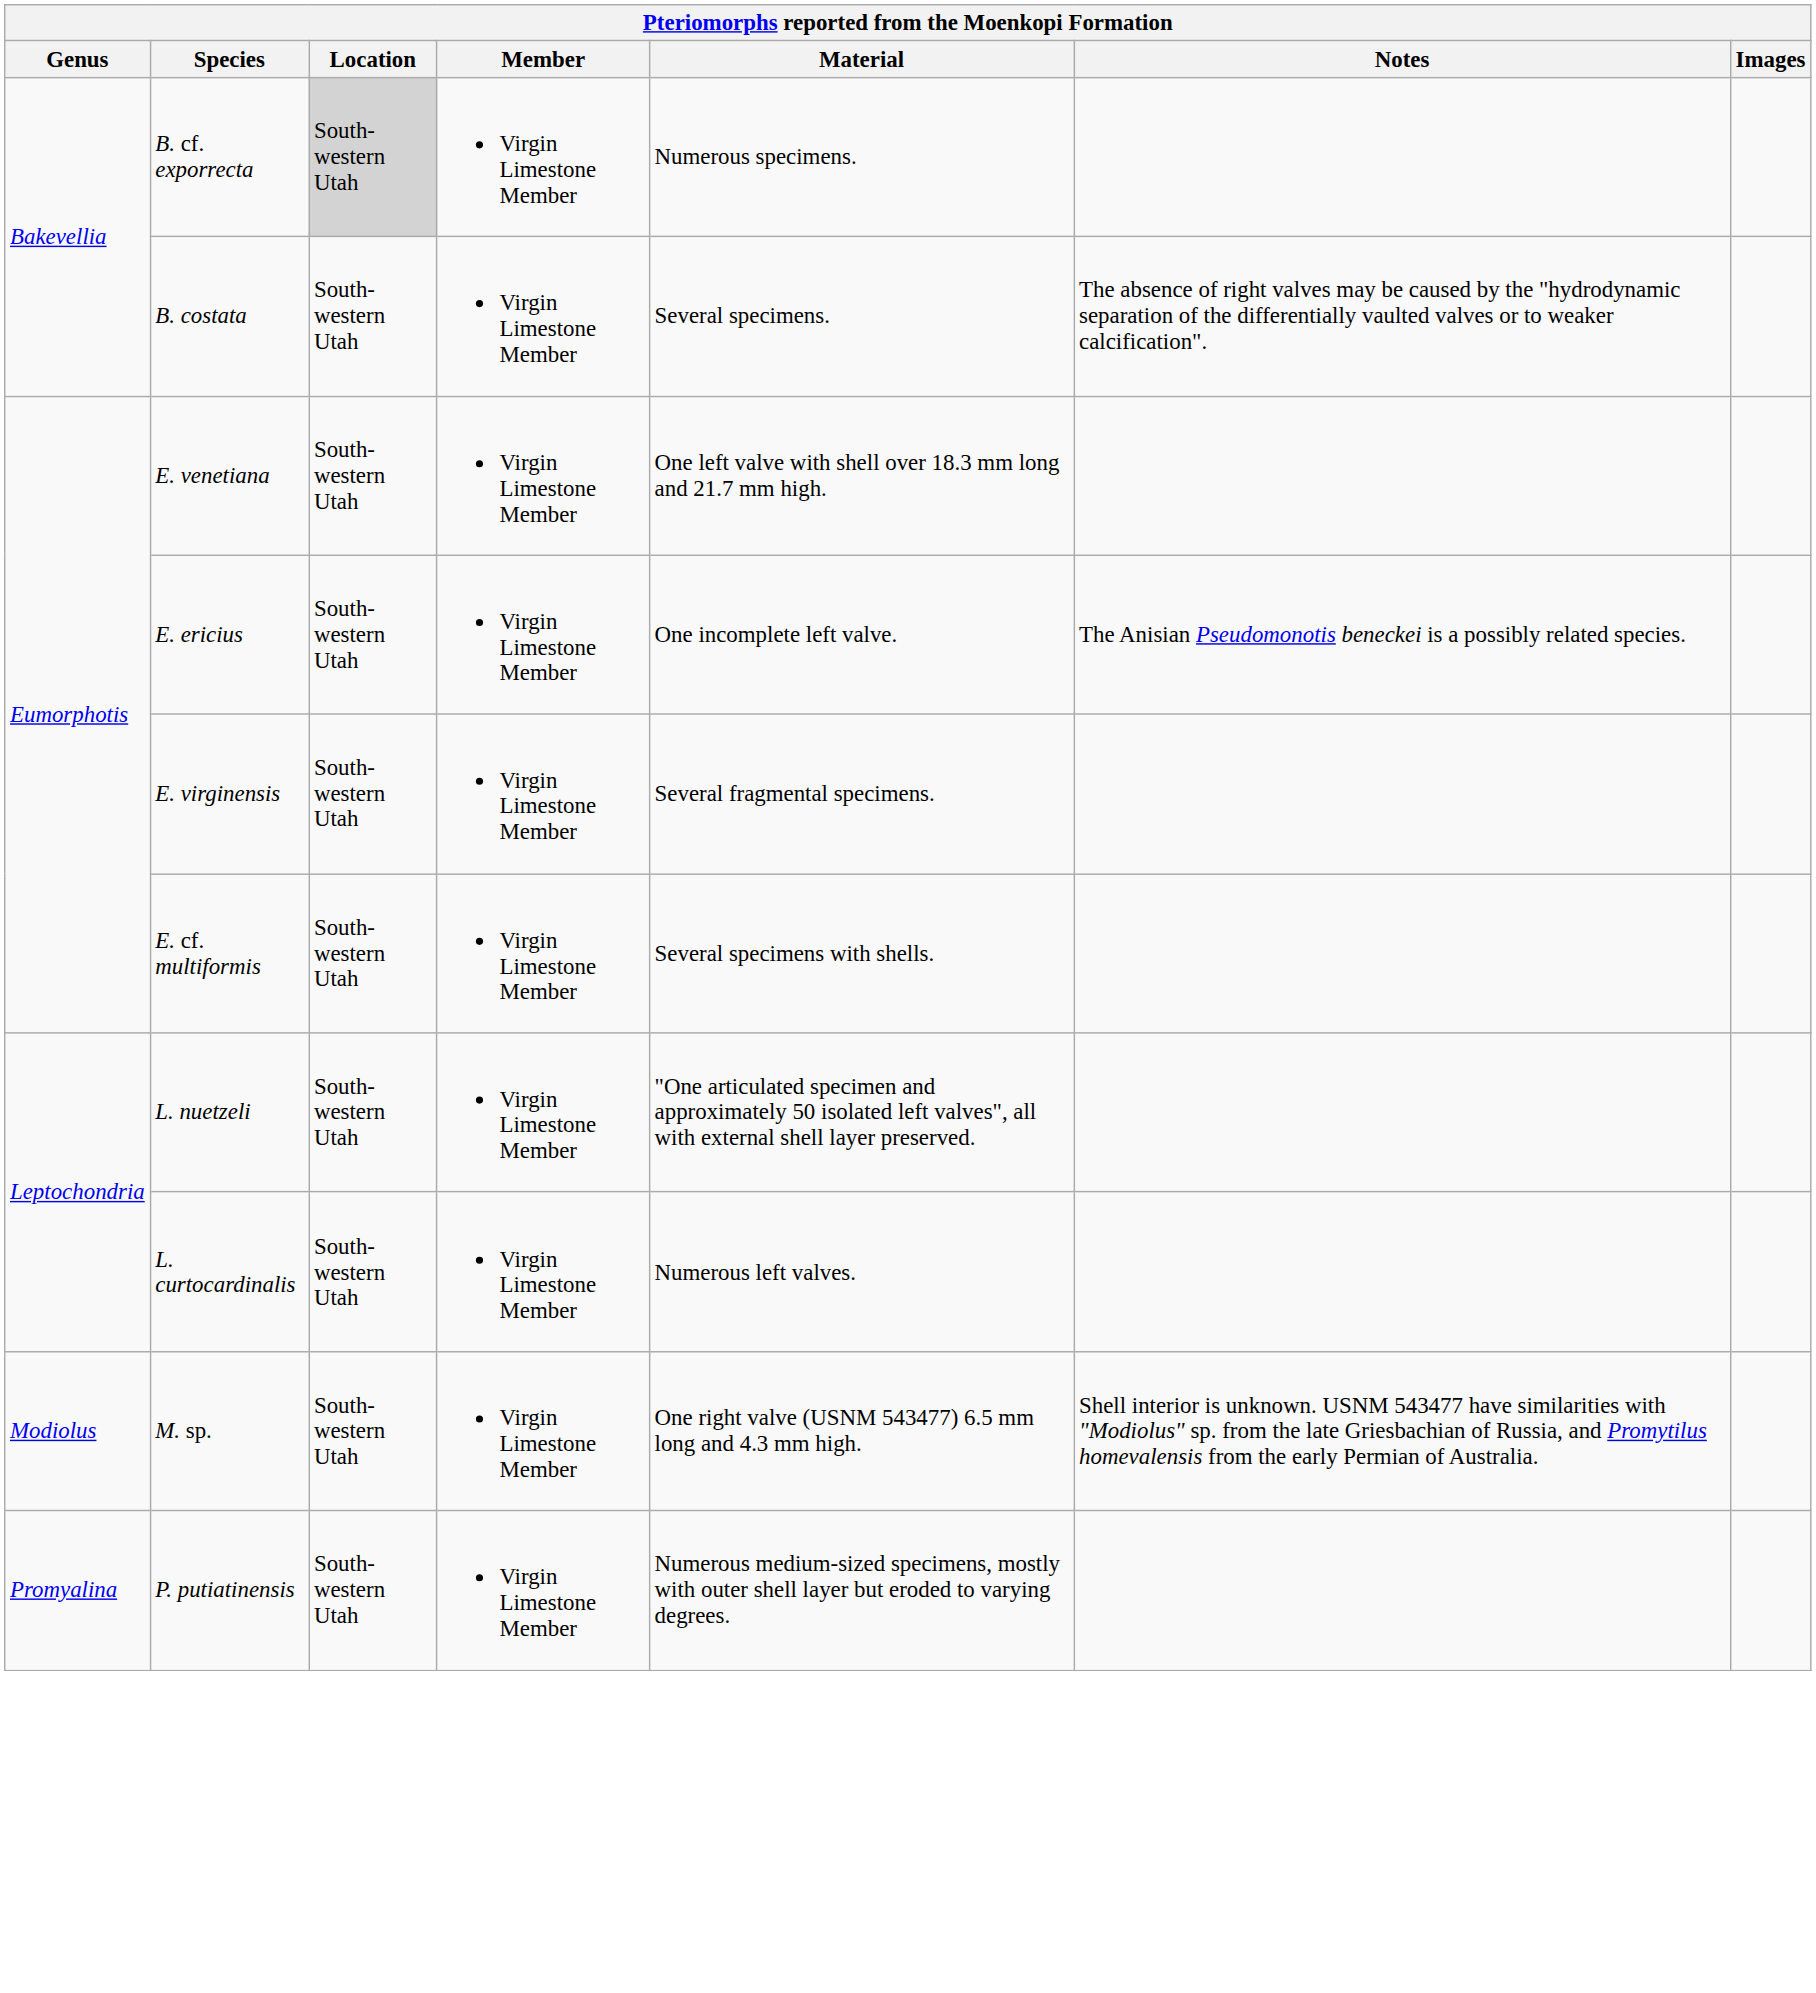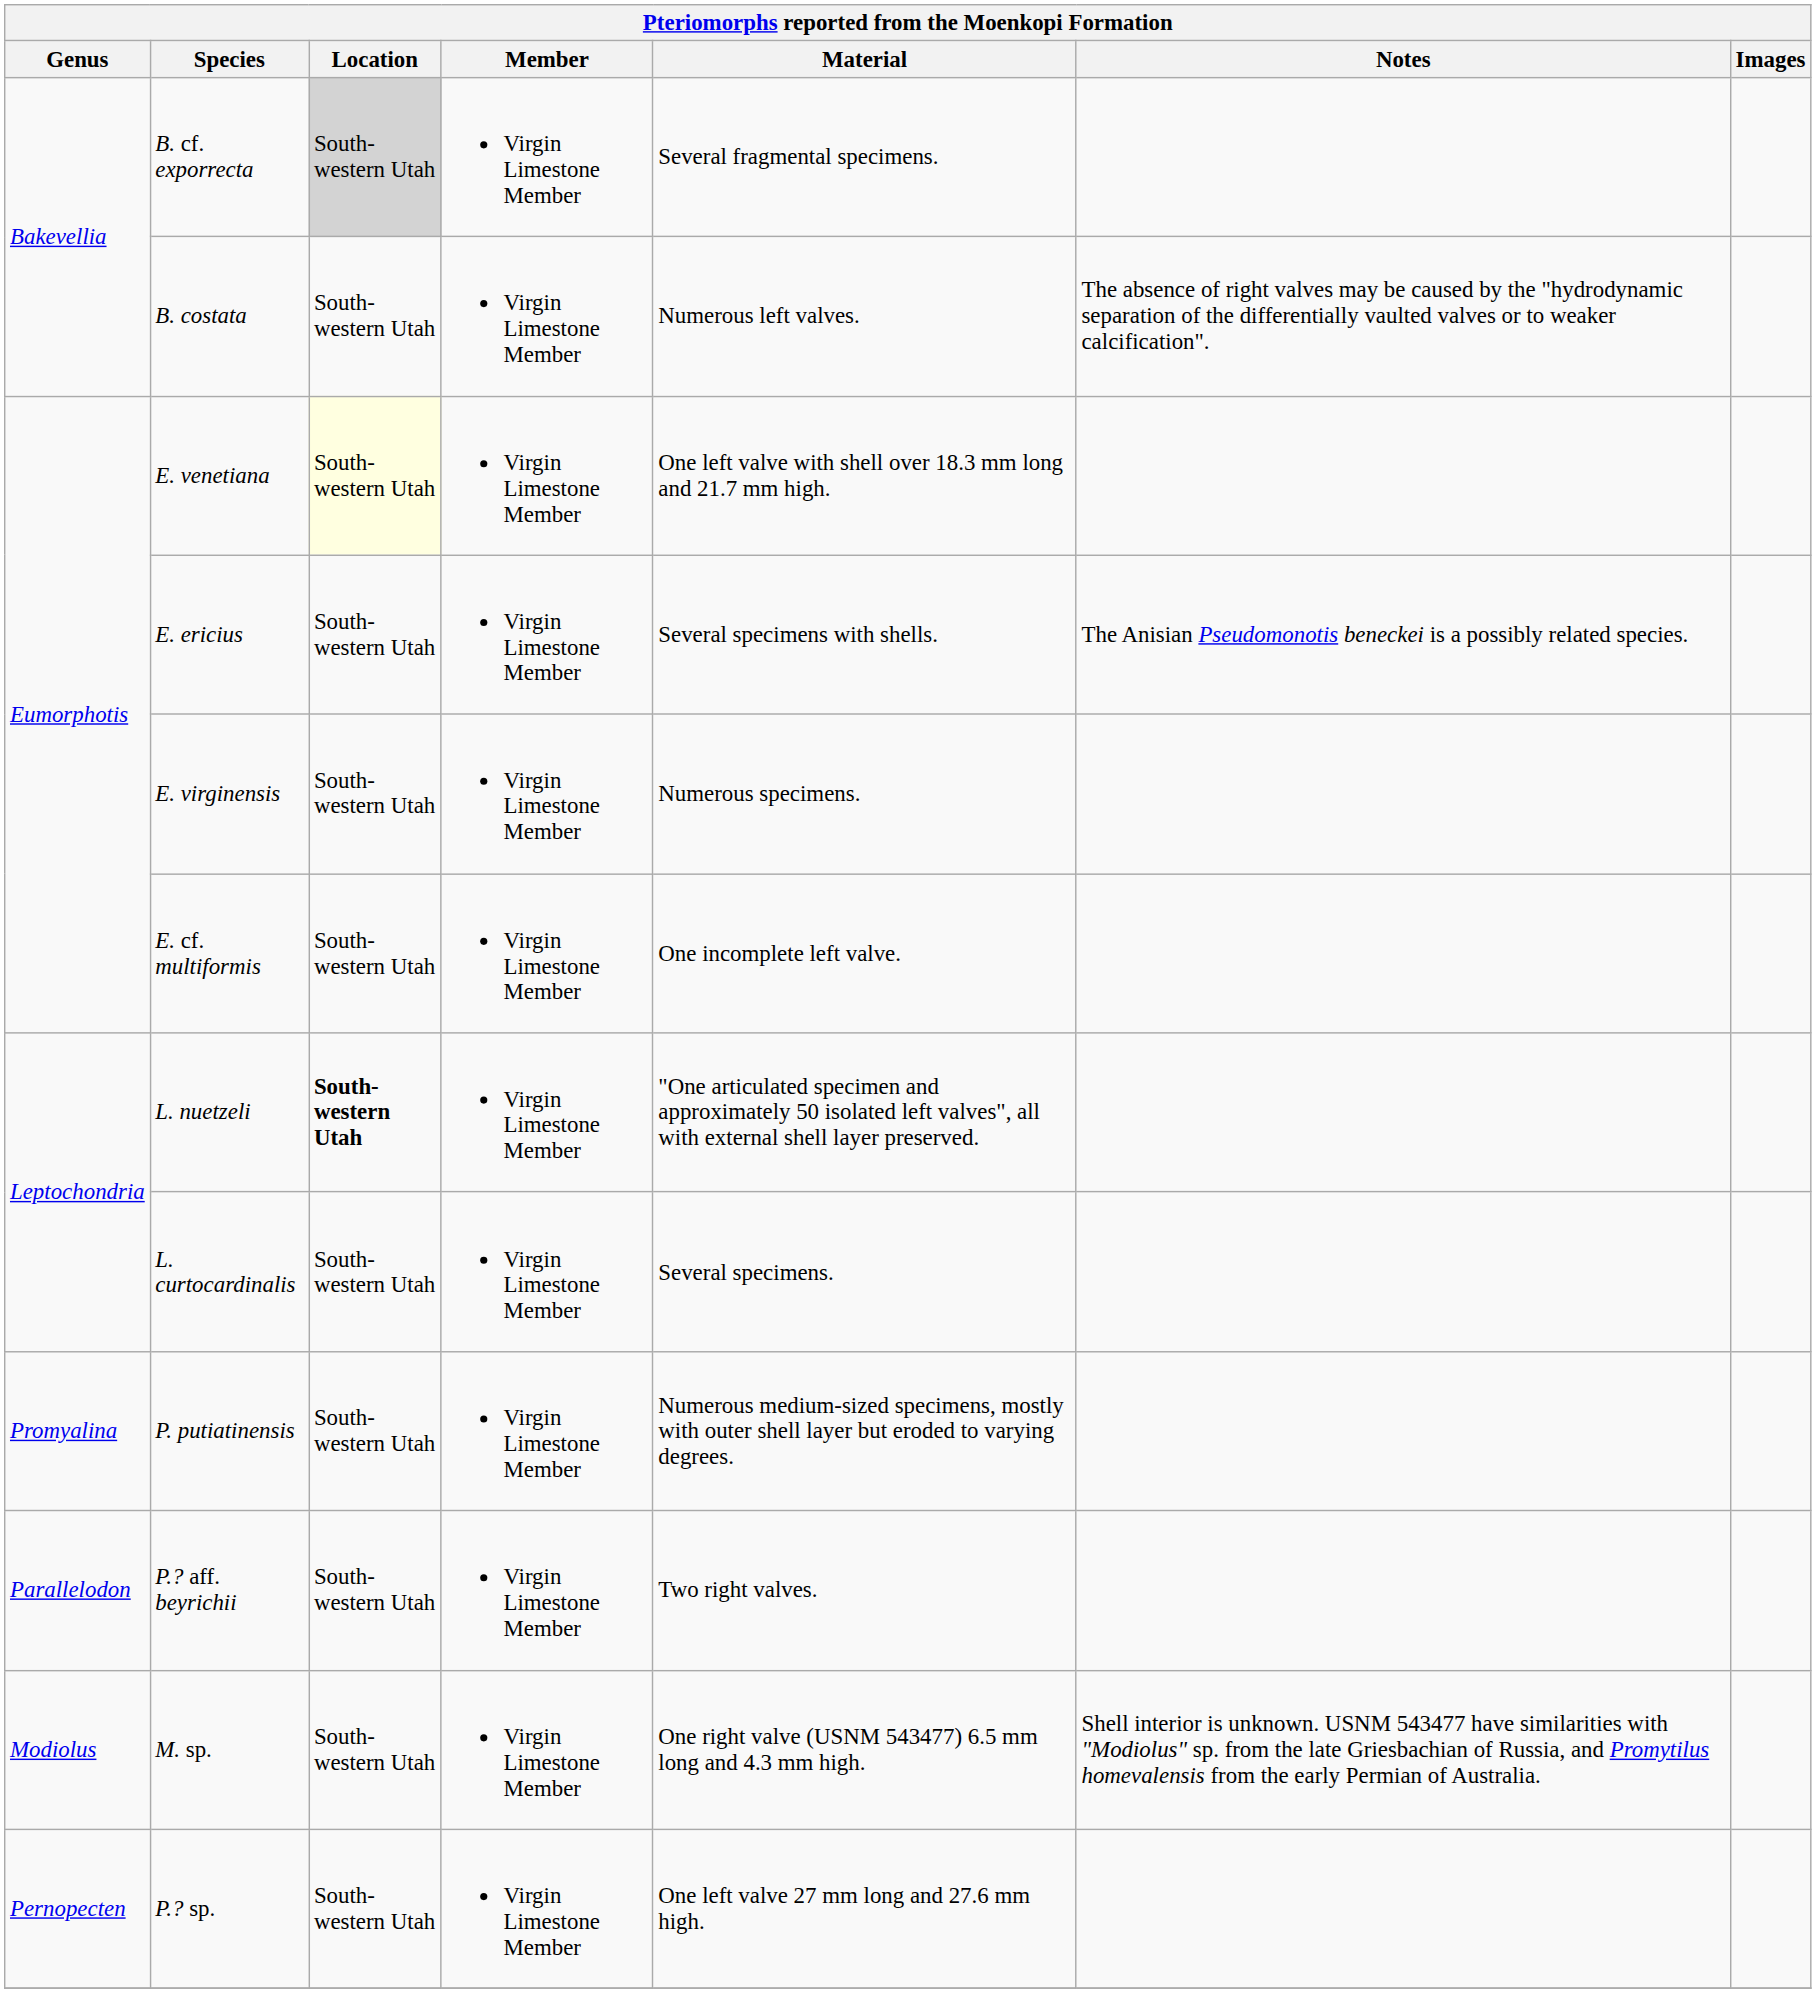(756, 156) Numerous specimens. -> (798, 156) Several fragmental specimens.
(742, 315) Several specimens. -> (759, 315) Numerous left valves.
(350, 475) no background -> (375, 475) lightyellow background
(776, 634) One incomplete left valve. -> (798, 634) Several specimens with shells.
(795, 793) Several fragmental specimens. -> (759, 793) Numerous specimens.
(794, 953) Several specimens with shells. -> (780, 953) One incomplete left valve.
(350, 1112) normal -> (352, 1112) bold
(755, 1271) Numerous left valves. -> (746, 1271) Several specimens.
rows swapped: (184, 1430) <-> (225, 1590)
+ row: (196, 1590)
+ row: (185, 1908)
